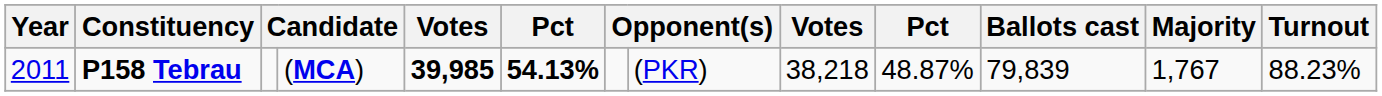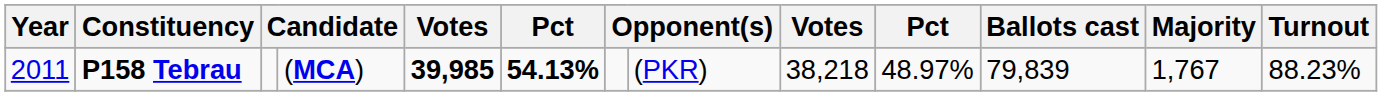(928, 70) 48.87% -> (928, 70) 48.97%
